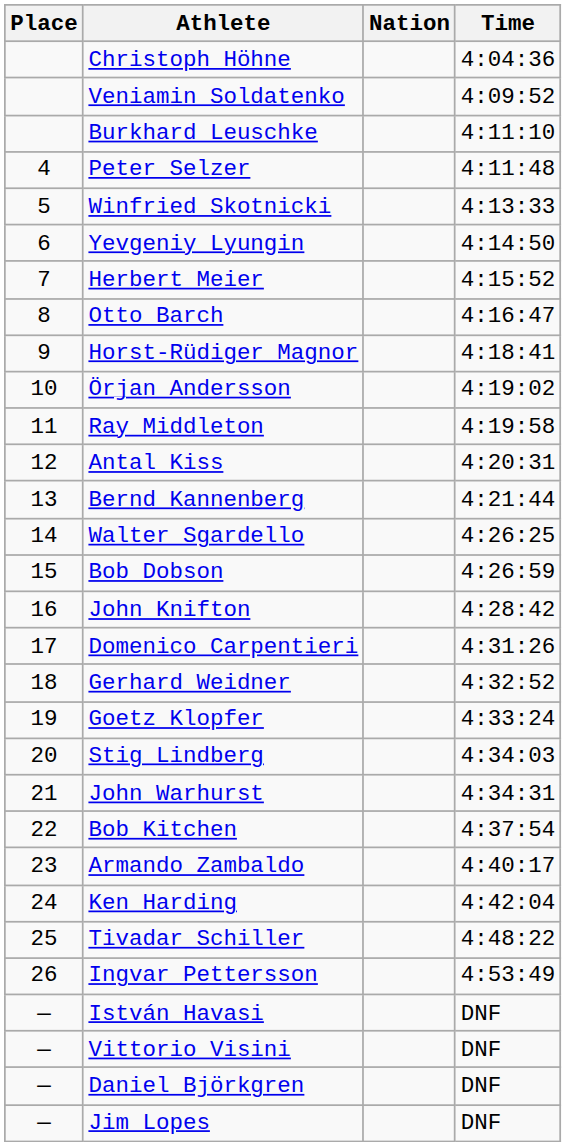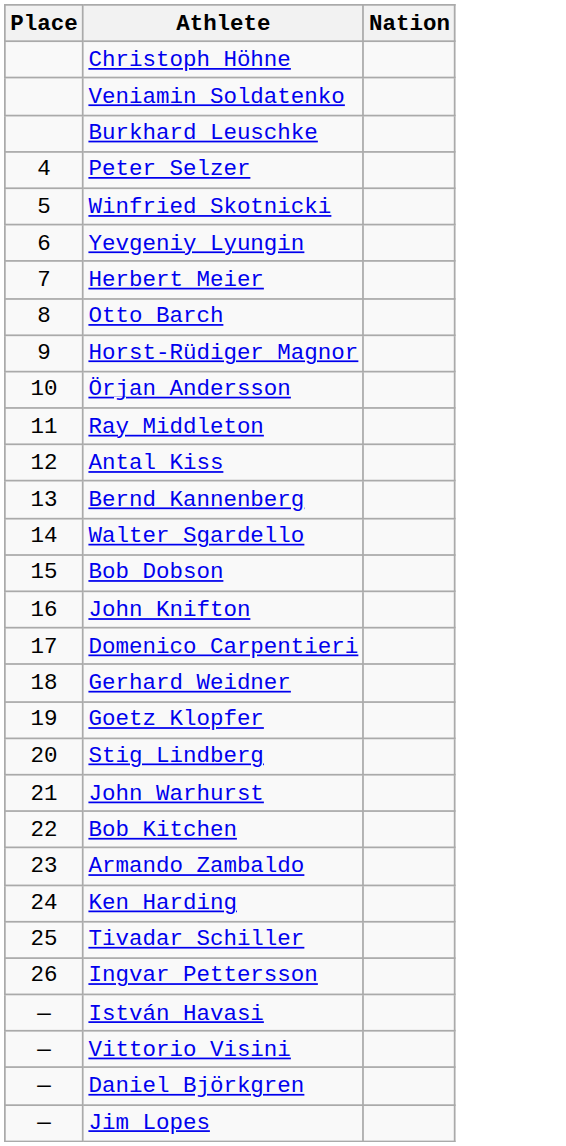- column: (508, 23)
